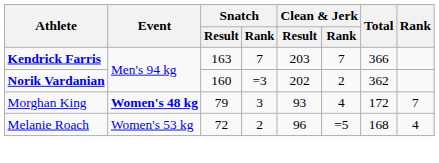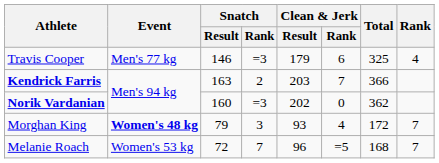+ row: (46, 58)
(260, 58) 7 -> (260, 81) 2
(341, 81) 2 -> (341, 103) 0
(260, 125) 2 -> (260, 147) 7
(415, 125) 4 -> (415, 147) 7
